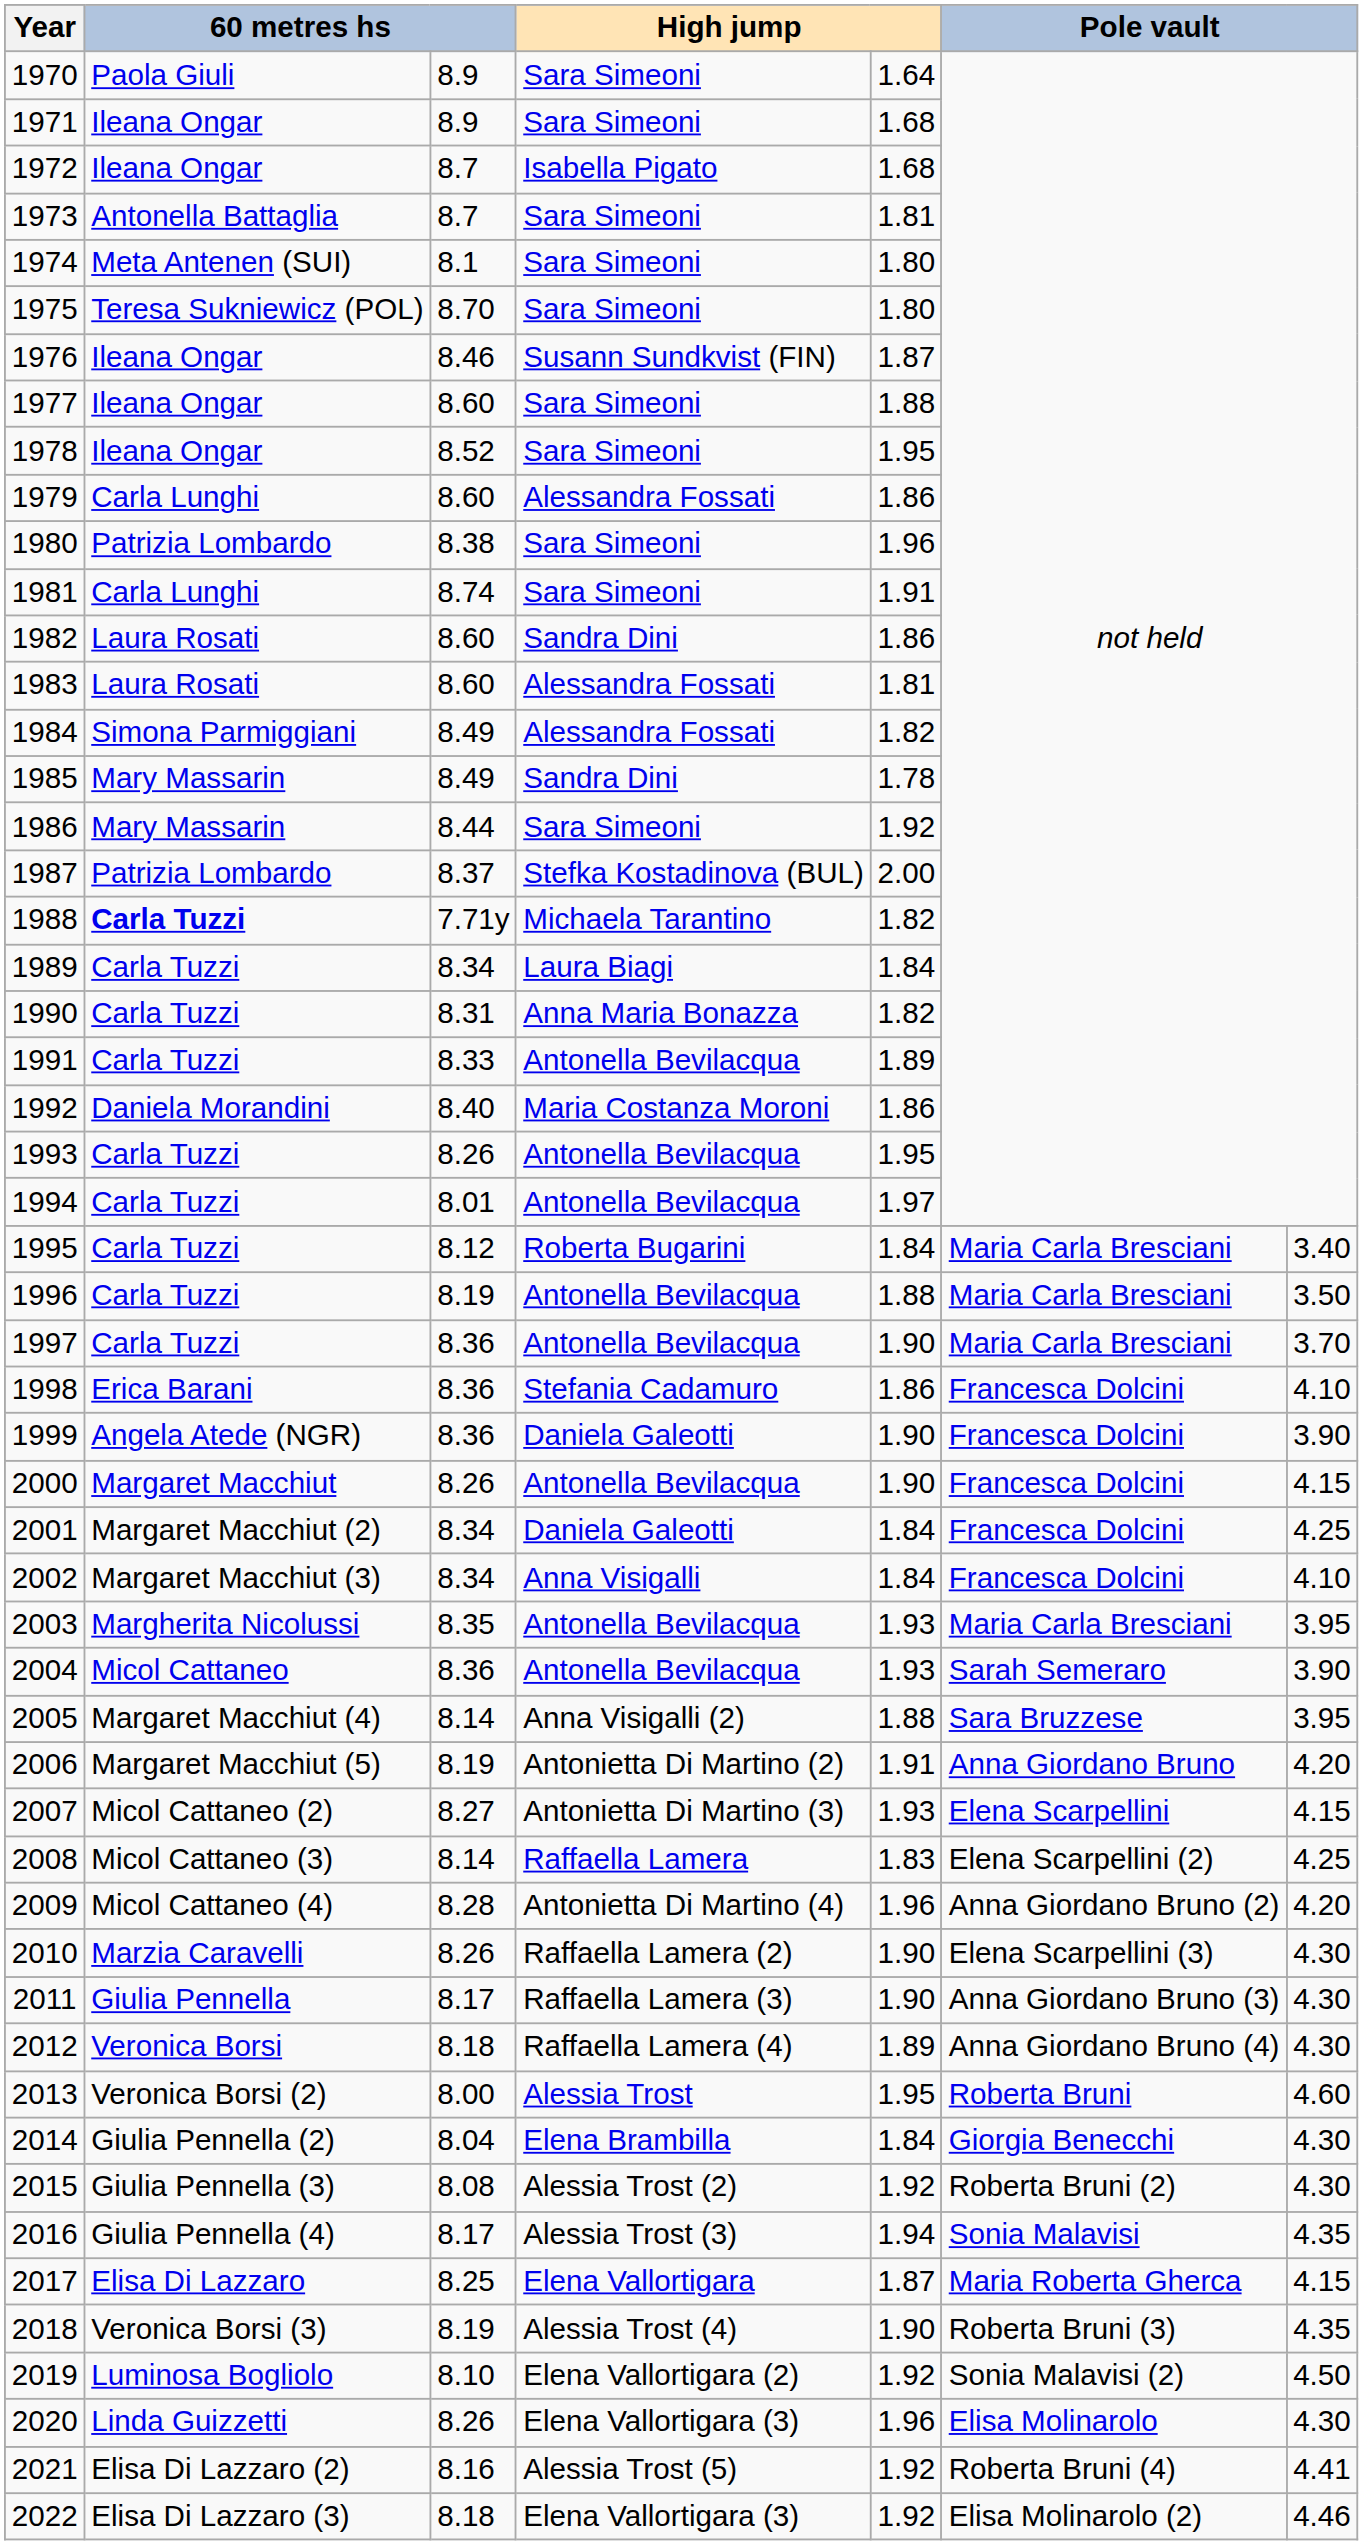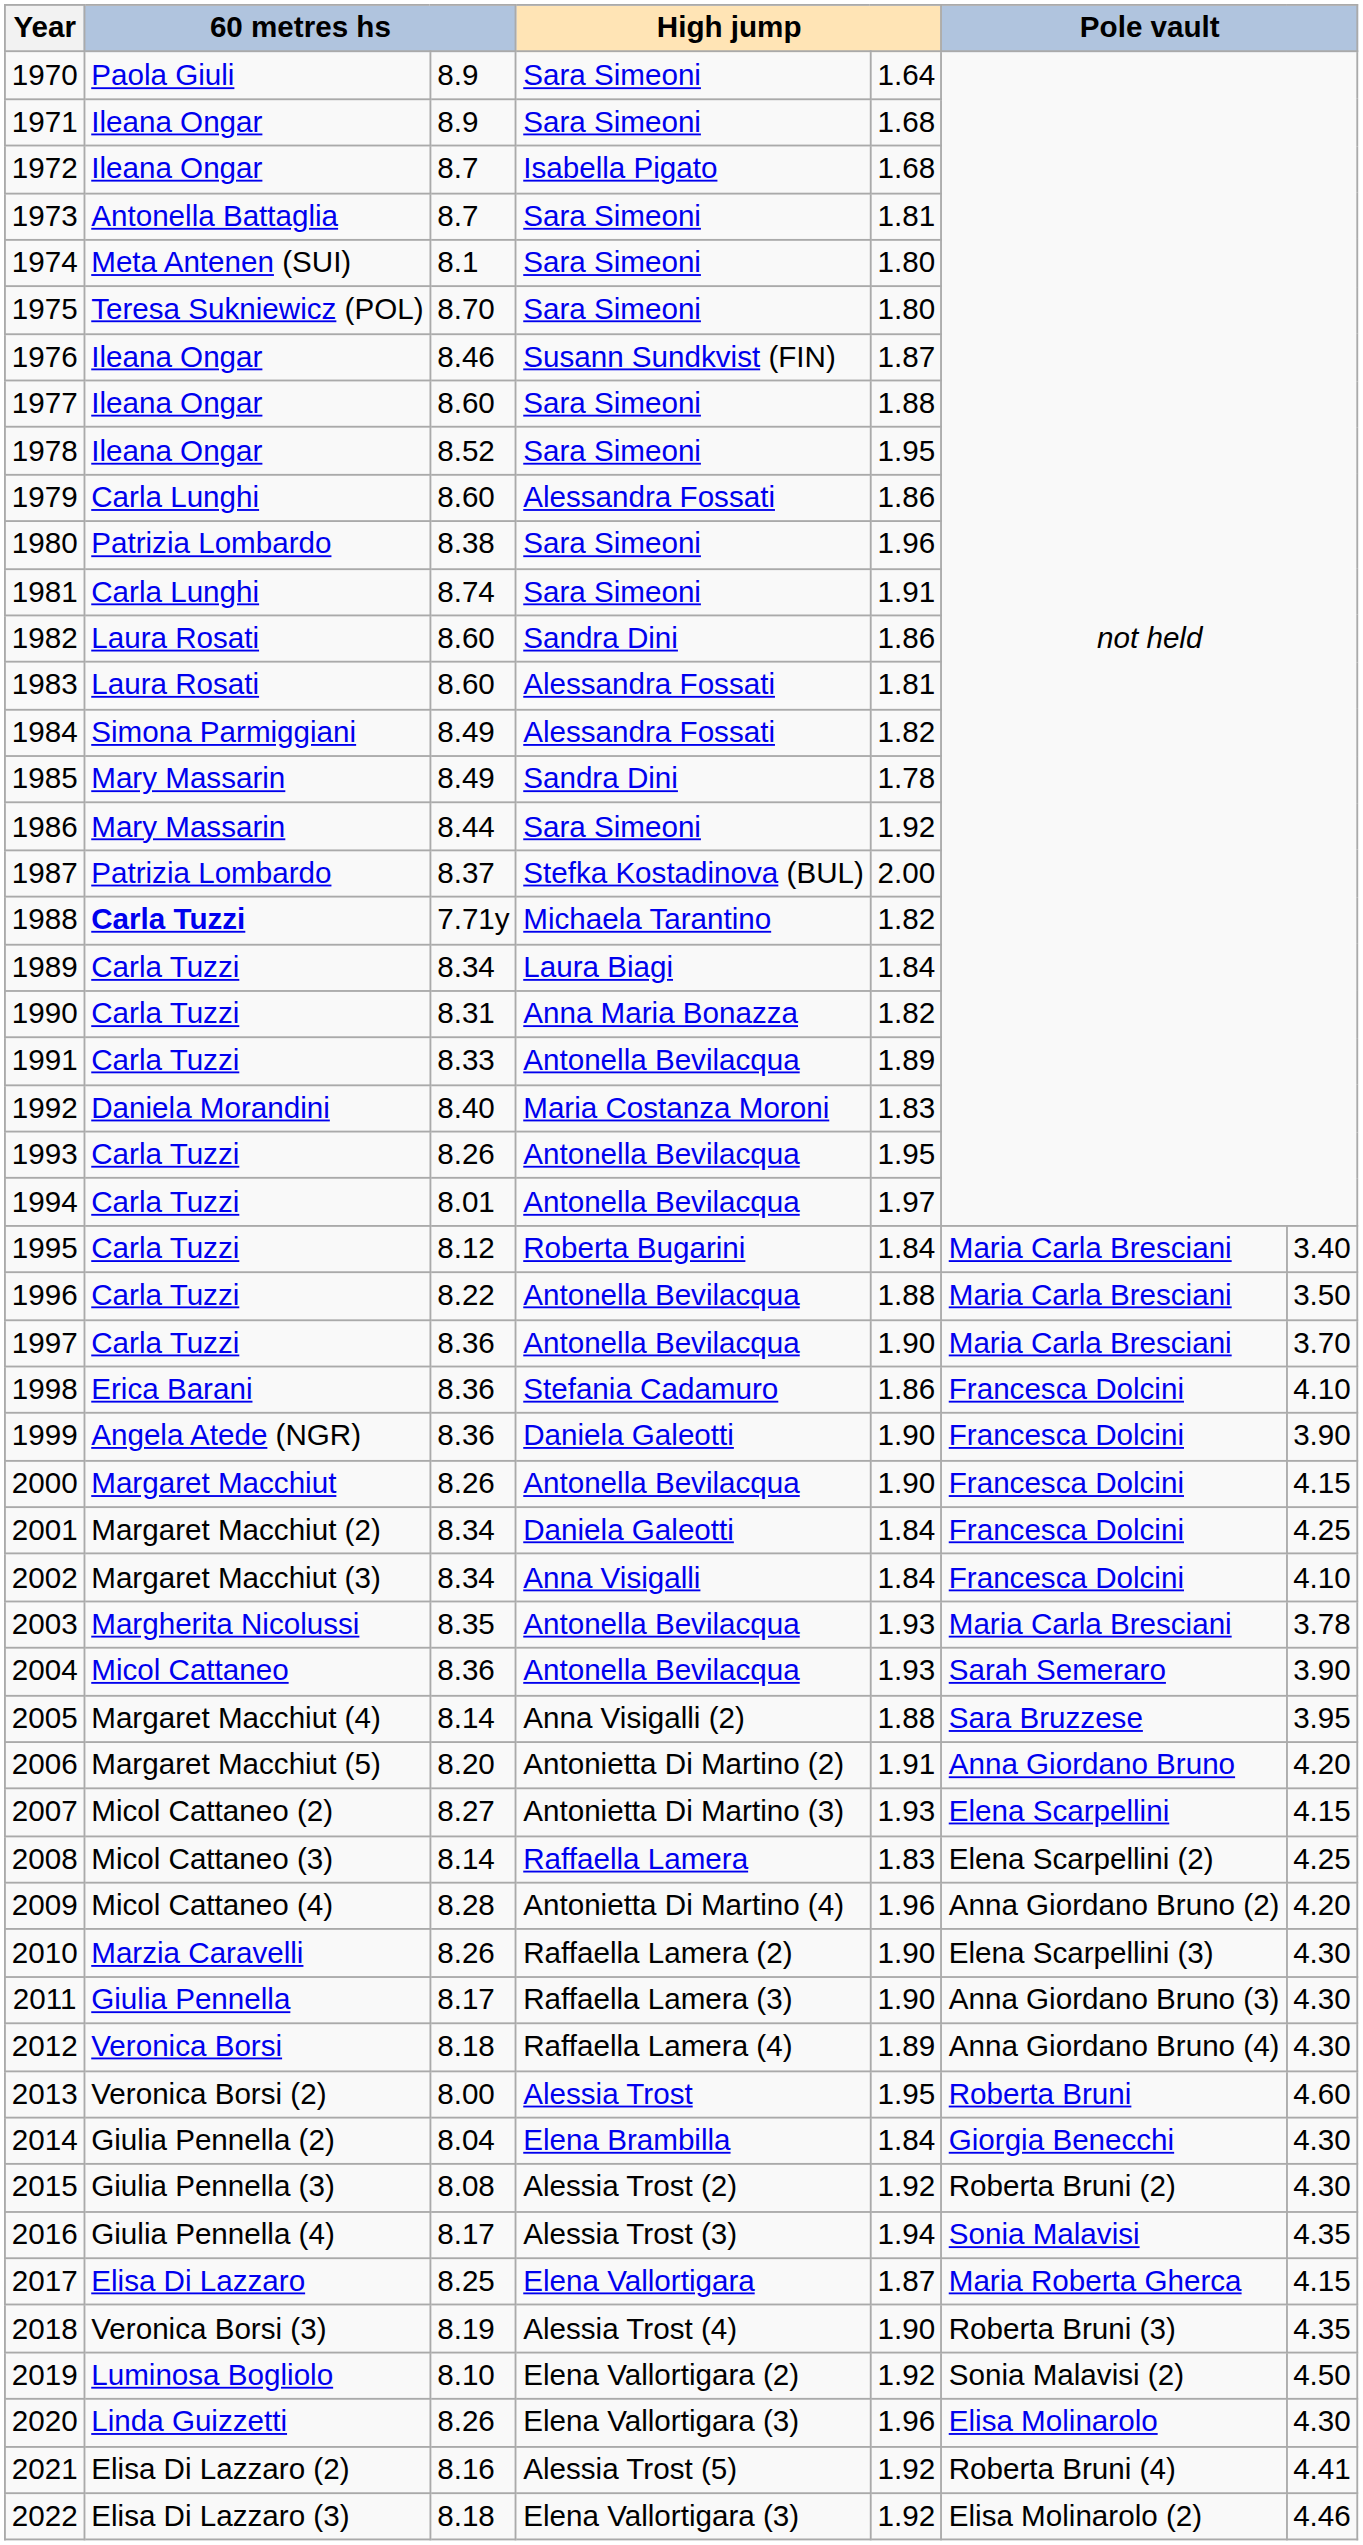(906, 1107) 1.86 -> (906, 1107) 1.83
(466, 1295) 8.19 -> (466, 1295) 8.22
(1322, 1624) 3.95 -> (1322, 1624) 3.78
(466, 1764) 8.19 -> (466, 1764) 8.20
